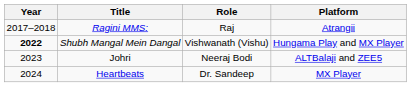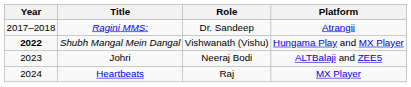(227, 27) Raj -> (227, 27) Dr. Sandeep
(227, 74) Dr. Sandeep -> (227, 74) Raj
